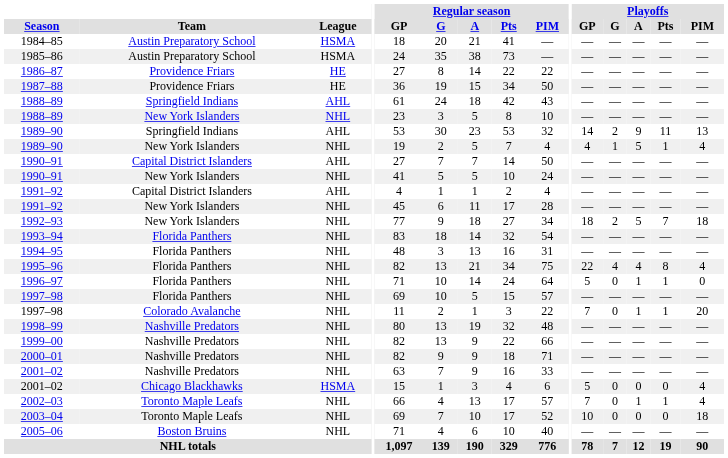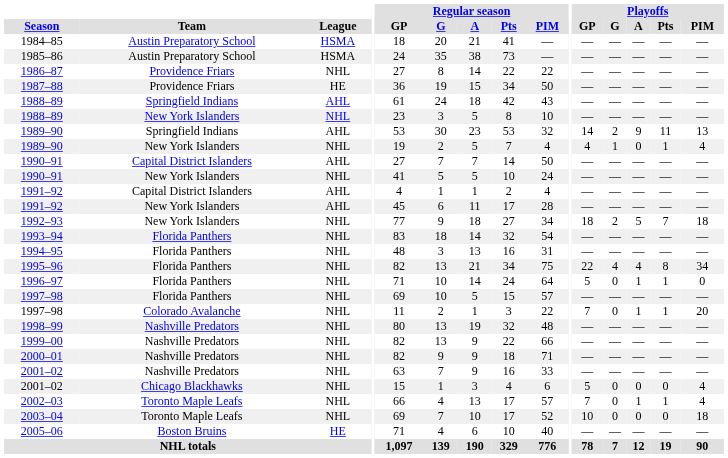(338, 71) HE -> (338, 71) NHL
(638, 146) 5 -> (638, 146) 0
(338, 206) NHL -> (338, 206) AHL
(702, 266) 4 -> (702, 266) 34
(338, 386) HSMA -> (338, 386) NHL
(338, 431) NHL -> (338, 431) HE
